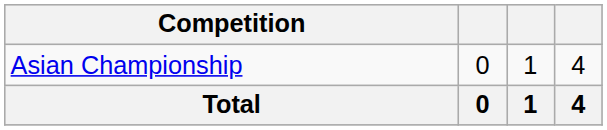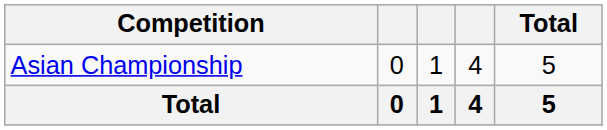+ column: (549, 24)
